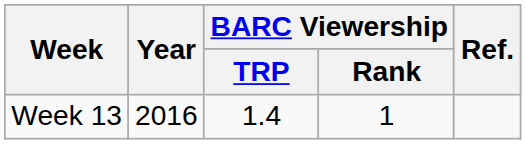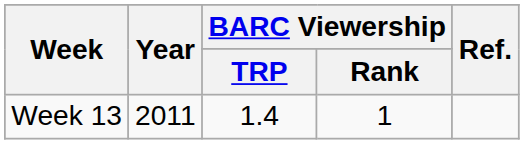(166, 116) 2016 -> (165, 116) 2011
